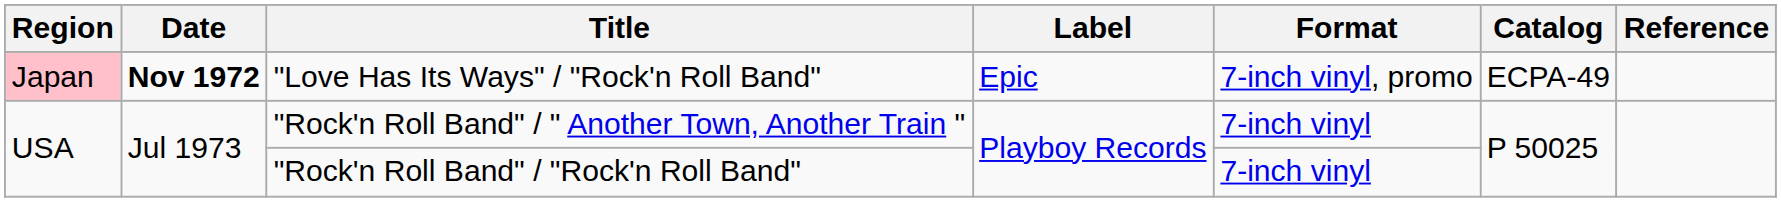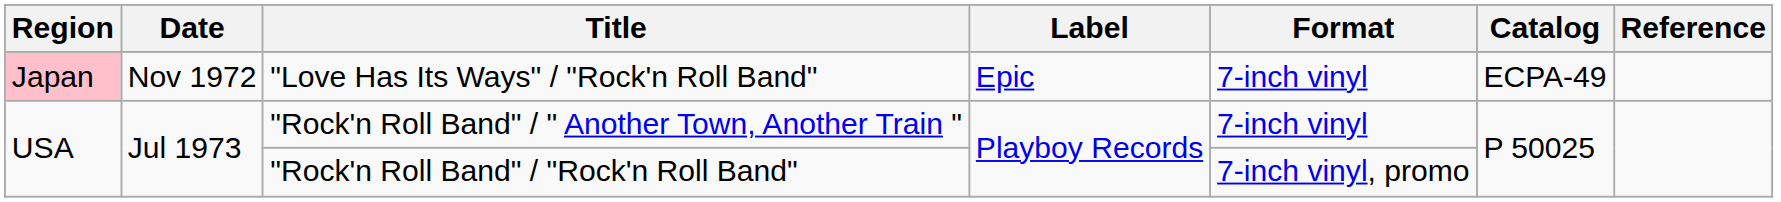(194, 76) bold -> (192, 76) normal
(1347, 76) 7-inch vinyl, promo -> (1292, 76) 7-inch vinyl
(1296, 171) 7-inch vinyl -> (1343, 171) 7-inch vinyl, promo
